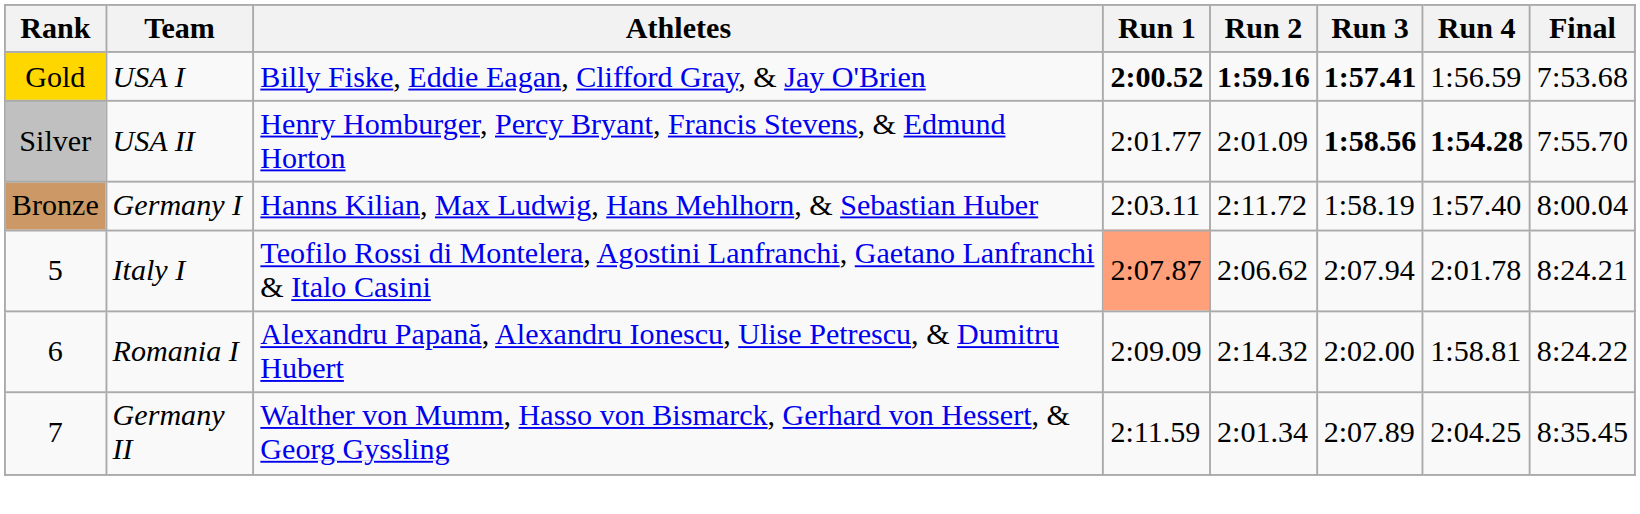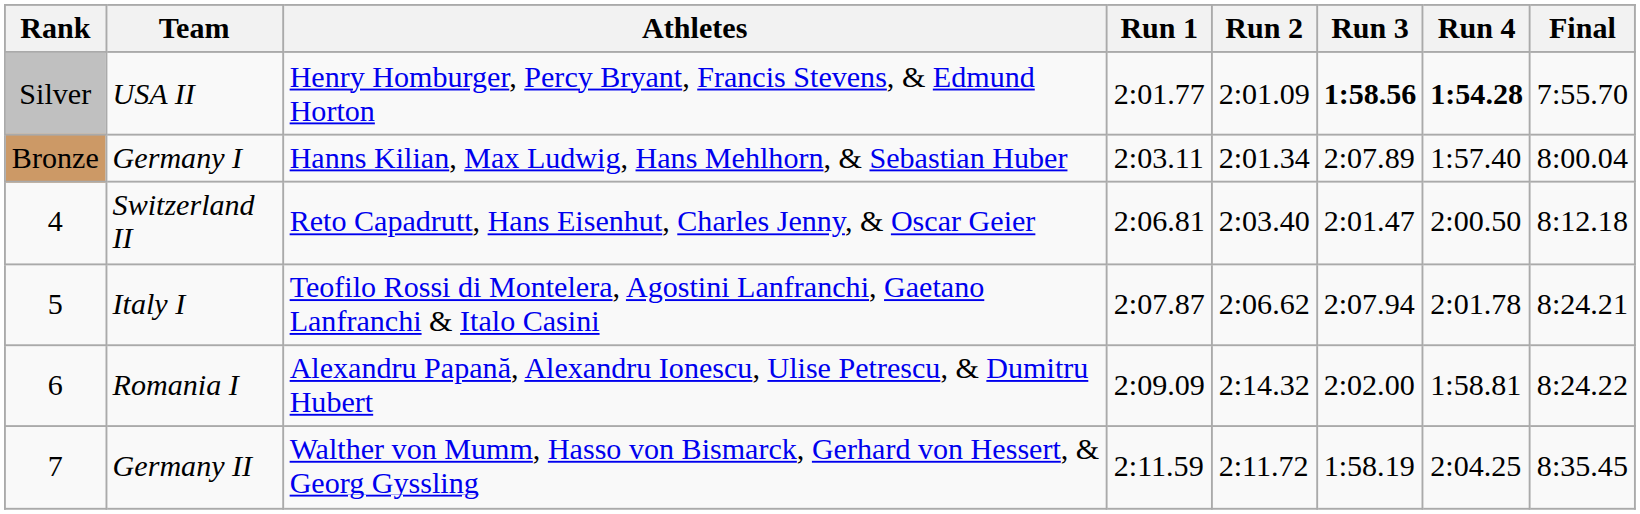- row: (149, 76)
(1262, 205) 2:11.72 -> (1264, 157) 2:01.34
(1369, 205) 1:58.19 -> (1369, 157) 2:07.89
+ row: (184, 222)
(1156, 269) lightsalmon background -> (1159, 303) no background
(1263, 433) 2:01.34 -> (1264, 466) 2:11.72
(1369, 433) 2:07.89 -> (1369, 466) 1:58.19
